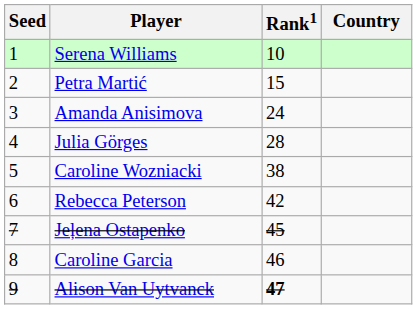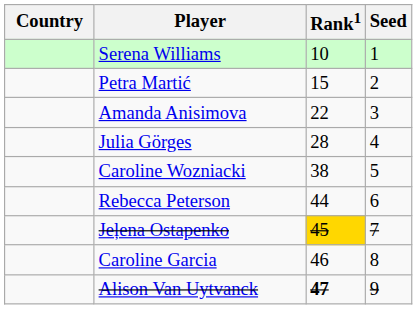columns swapped: (366, 21) <-> (27, 21)
(275, 112) 24 -> (319, 112) 22
(275, 200) 42 -> (319, 200) 44
(275, 230) no background -> (319, 230) gold background
